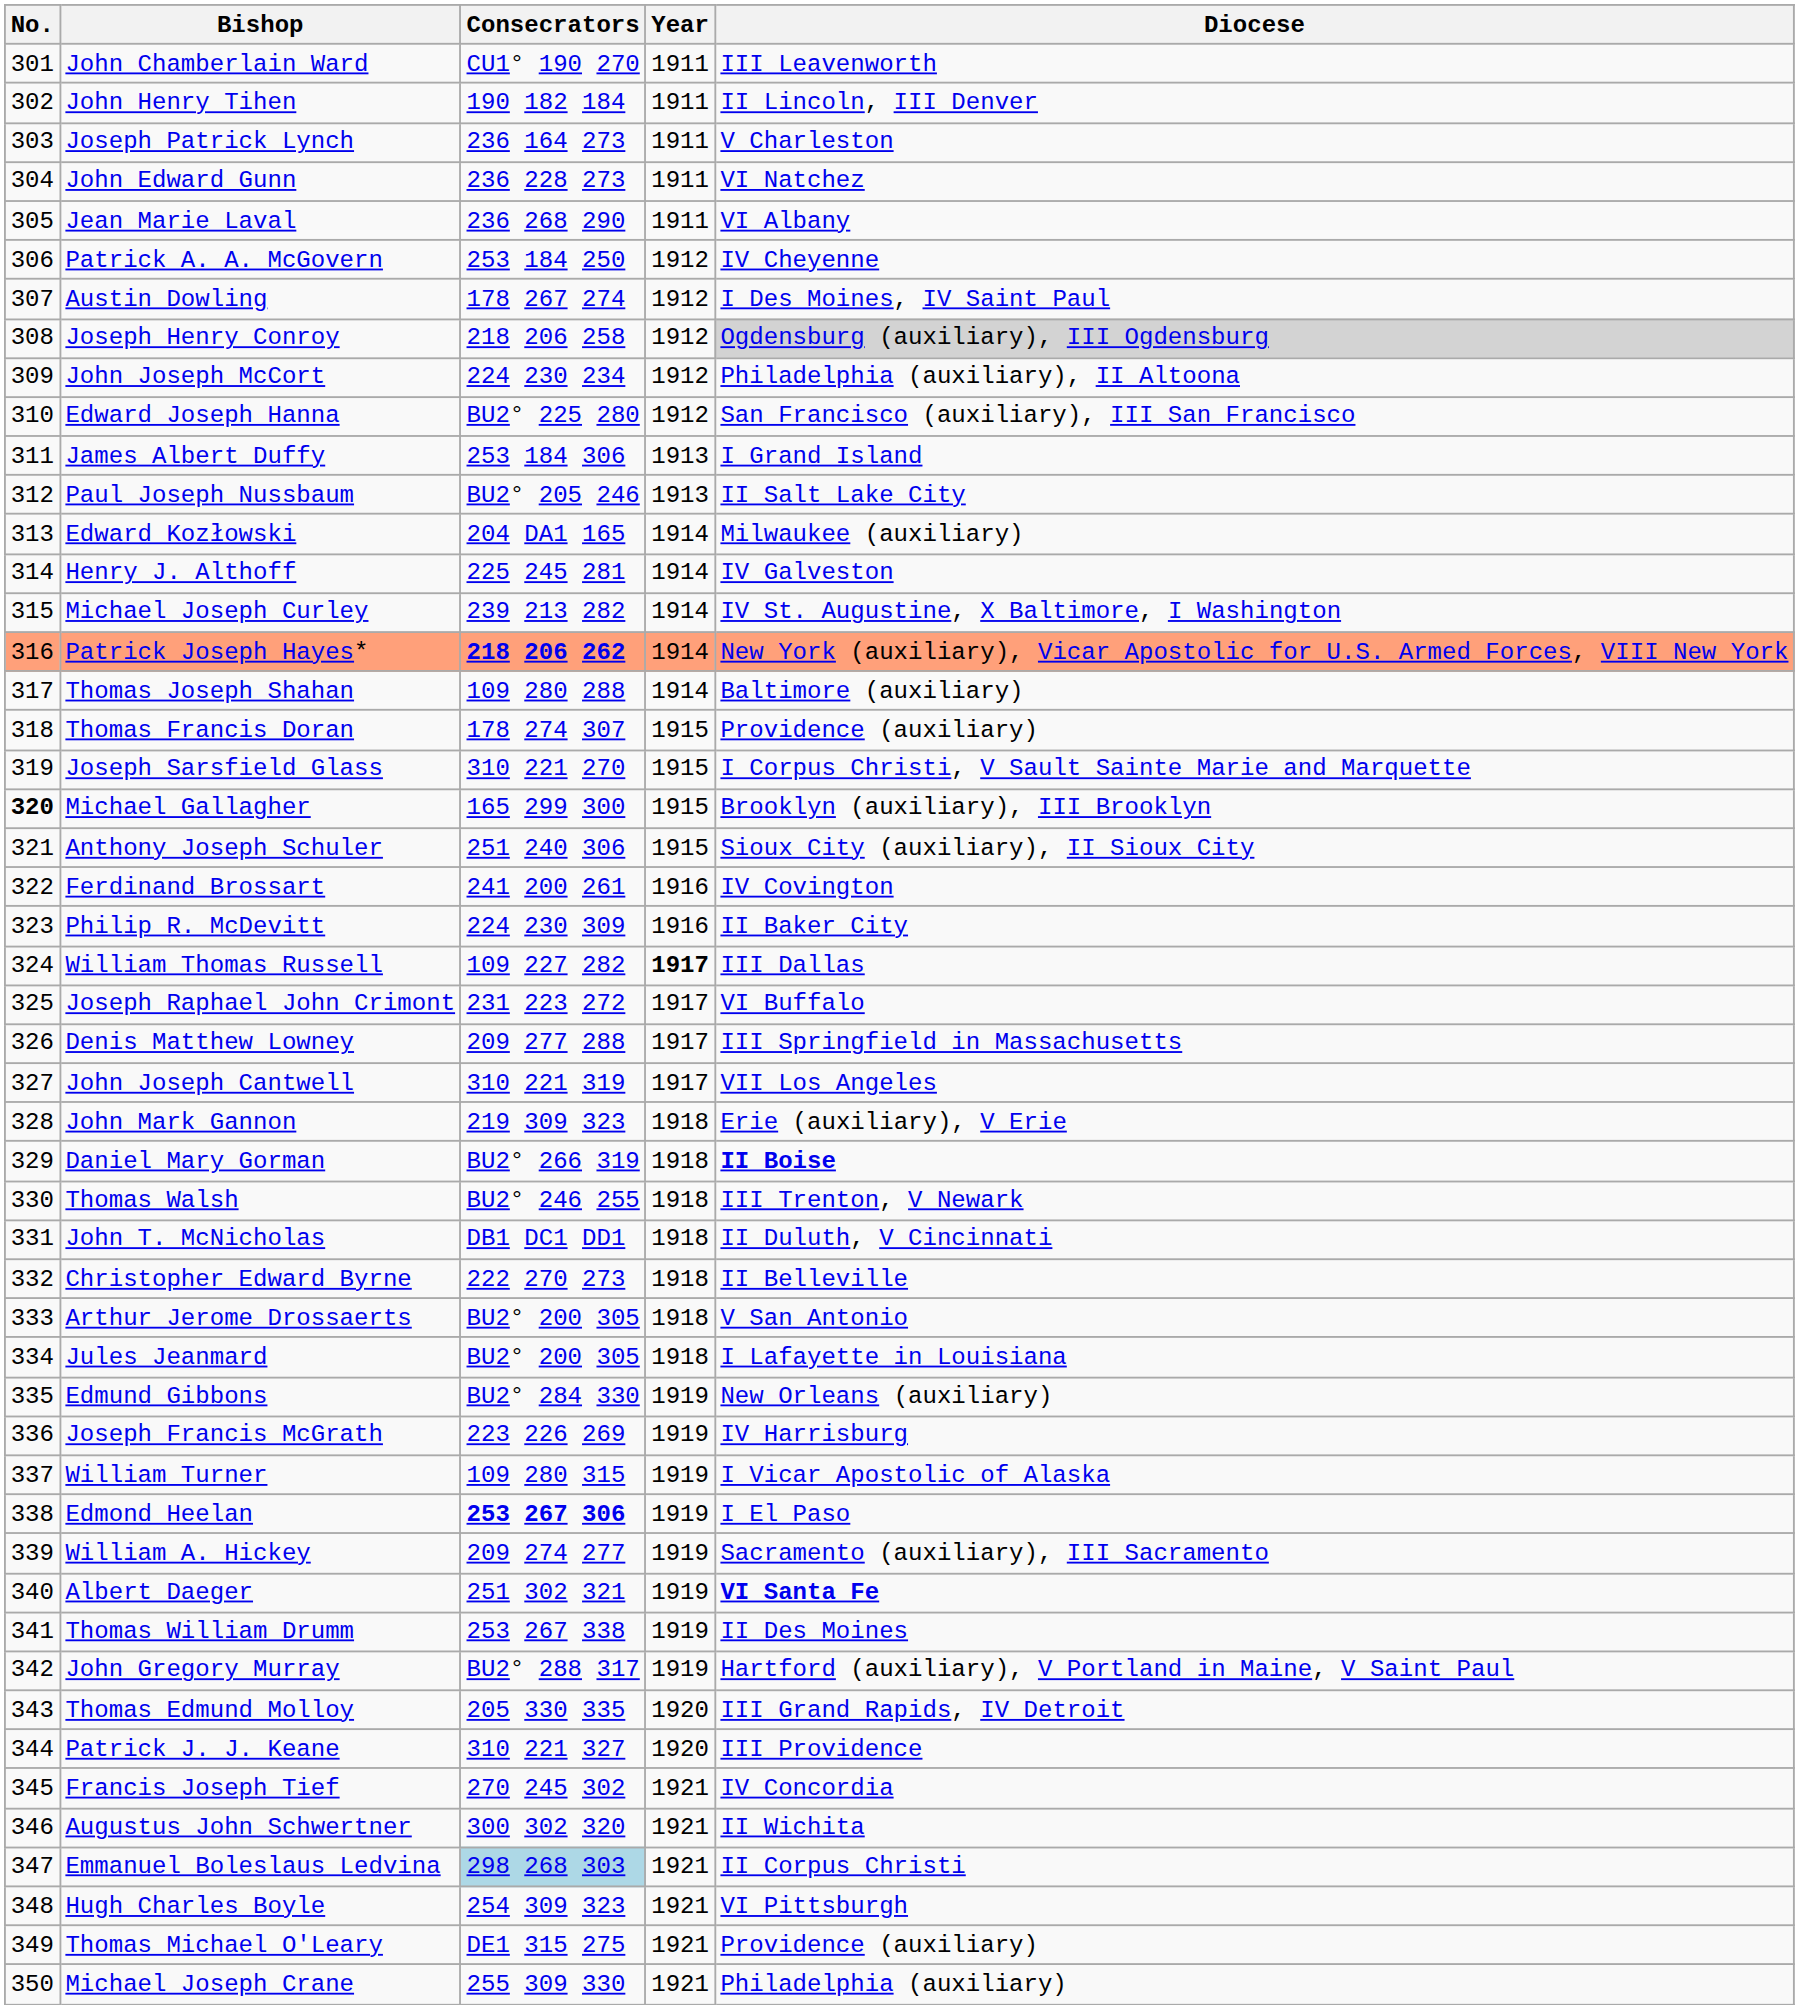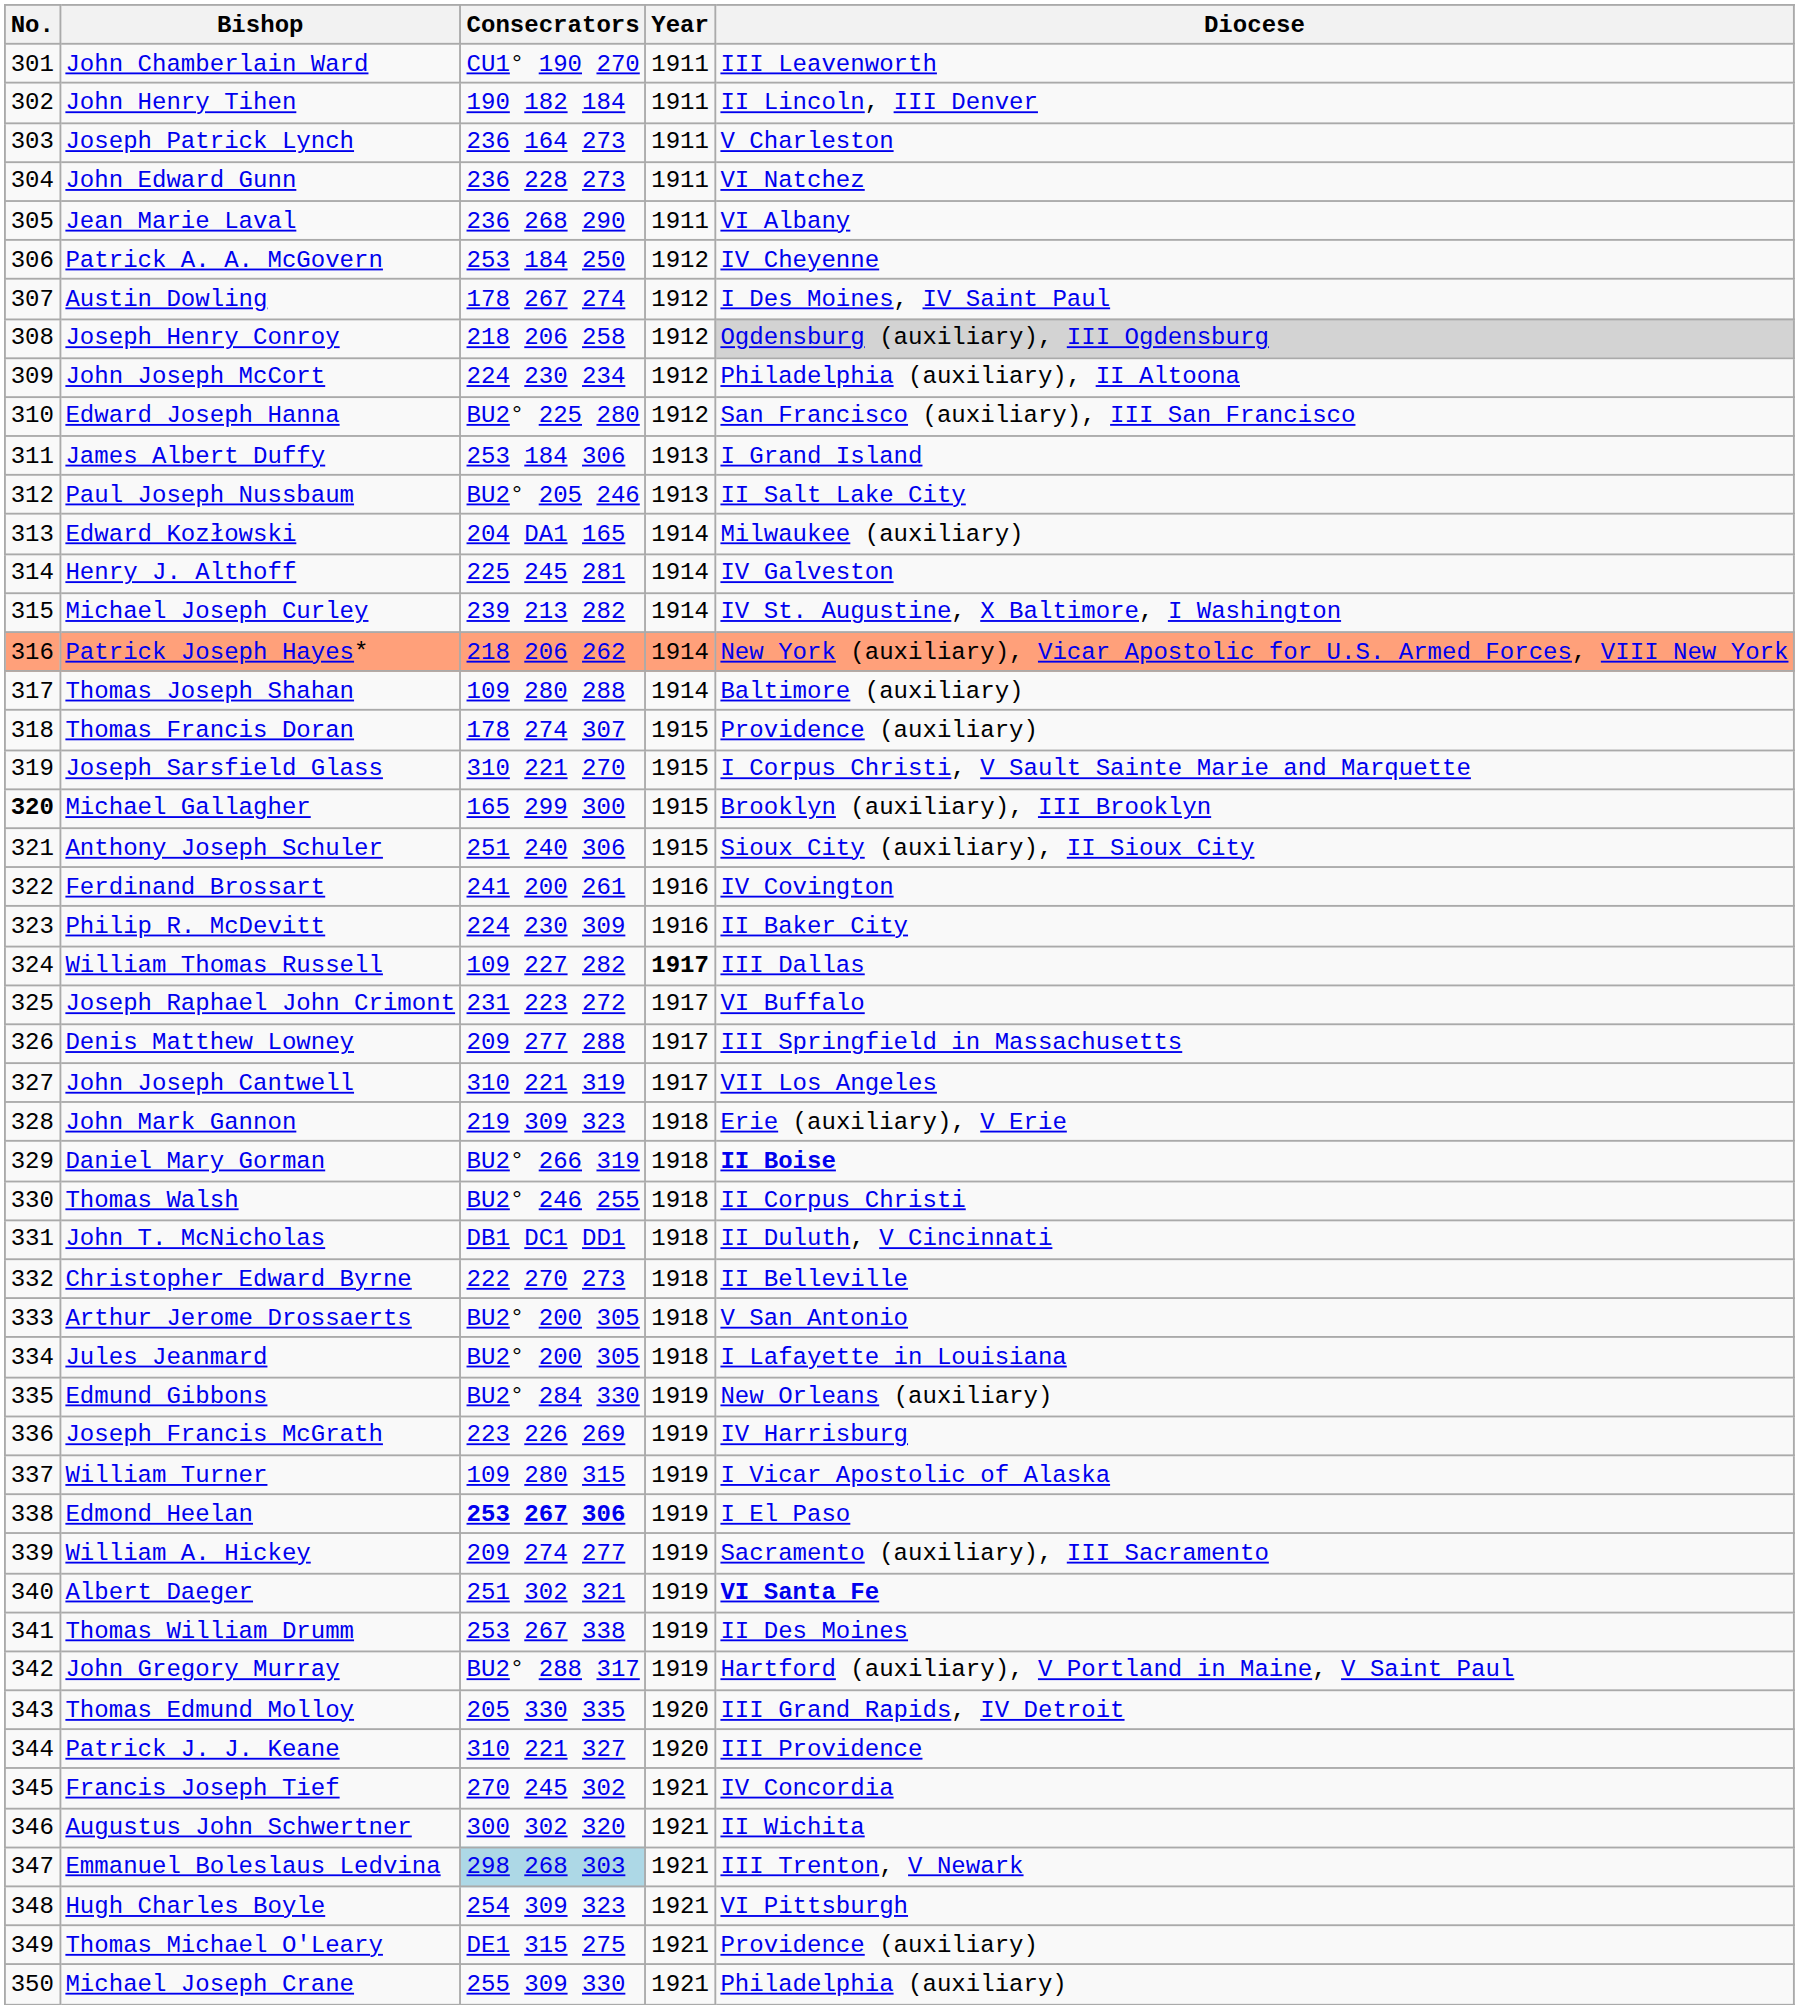(546, 652) bold -> (546, 652) normal
(872, 1200) III Trenton, V Newark -> (843, 1200) II Corpus Christi
(843, 1867) II Corpus Christi -> (872, 1867) III Trenton, V Newark
